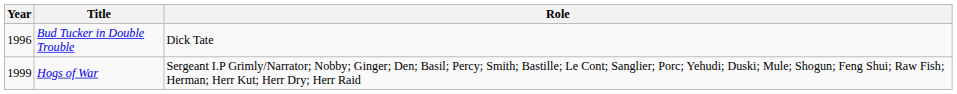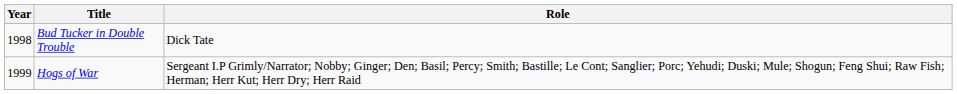(19, 40) 1996 -> (19, 40) 1998
